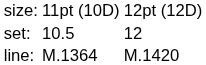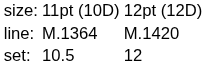rows swapped: (17, 33) <-> (19, 56)
